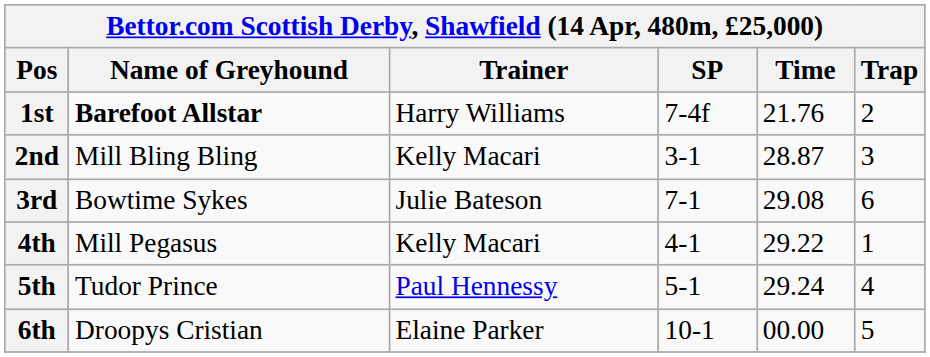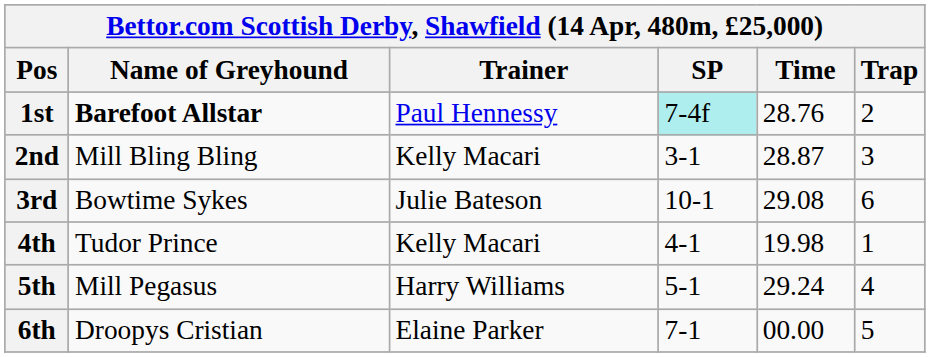(480, 112) Harry Williams -> (476, 112) Paul Hennessy
(687, 112) no background -> (687, 112) paleturquoise background
(793, 112) 21.76 -> (793, 112) 28.76
(683, 199) 7-1 -> (690, 199) 10-1
(146, 243) Mill Pegasus -> (146, 243) Tudor Prince
(793, 243) 29.22 -> (793, 243) 19.98
(146, 286) Tudor Prince -> (146, 286) Mill Pegasus
(476, 286) Paul Hennessy -> (480, 286) Harry Williams
(690, 329) 10-1 -> (683, 329) 7-1
